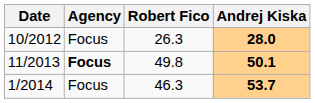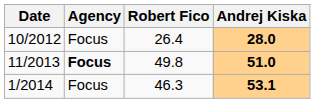(169, 39) 26.3 -> (169, 39) 26.4
(261, 62) 50.1 -> (261, 62) 51.0
(261, 86) 53.7 -> (261, 86) 53.1
